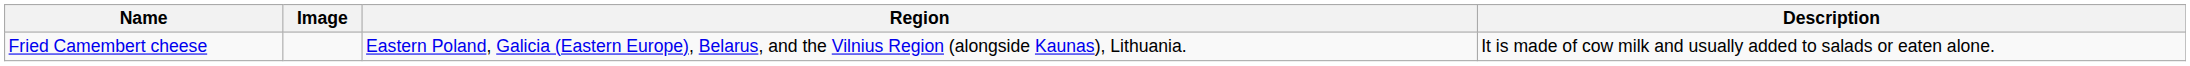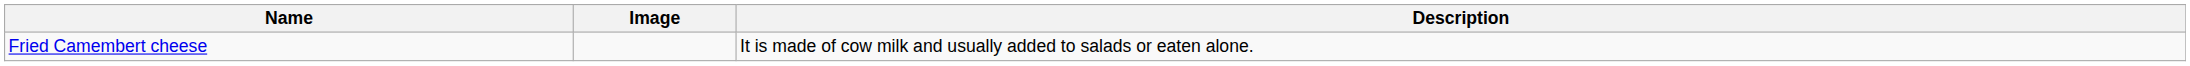- column: (920, 18)
